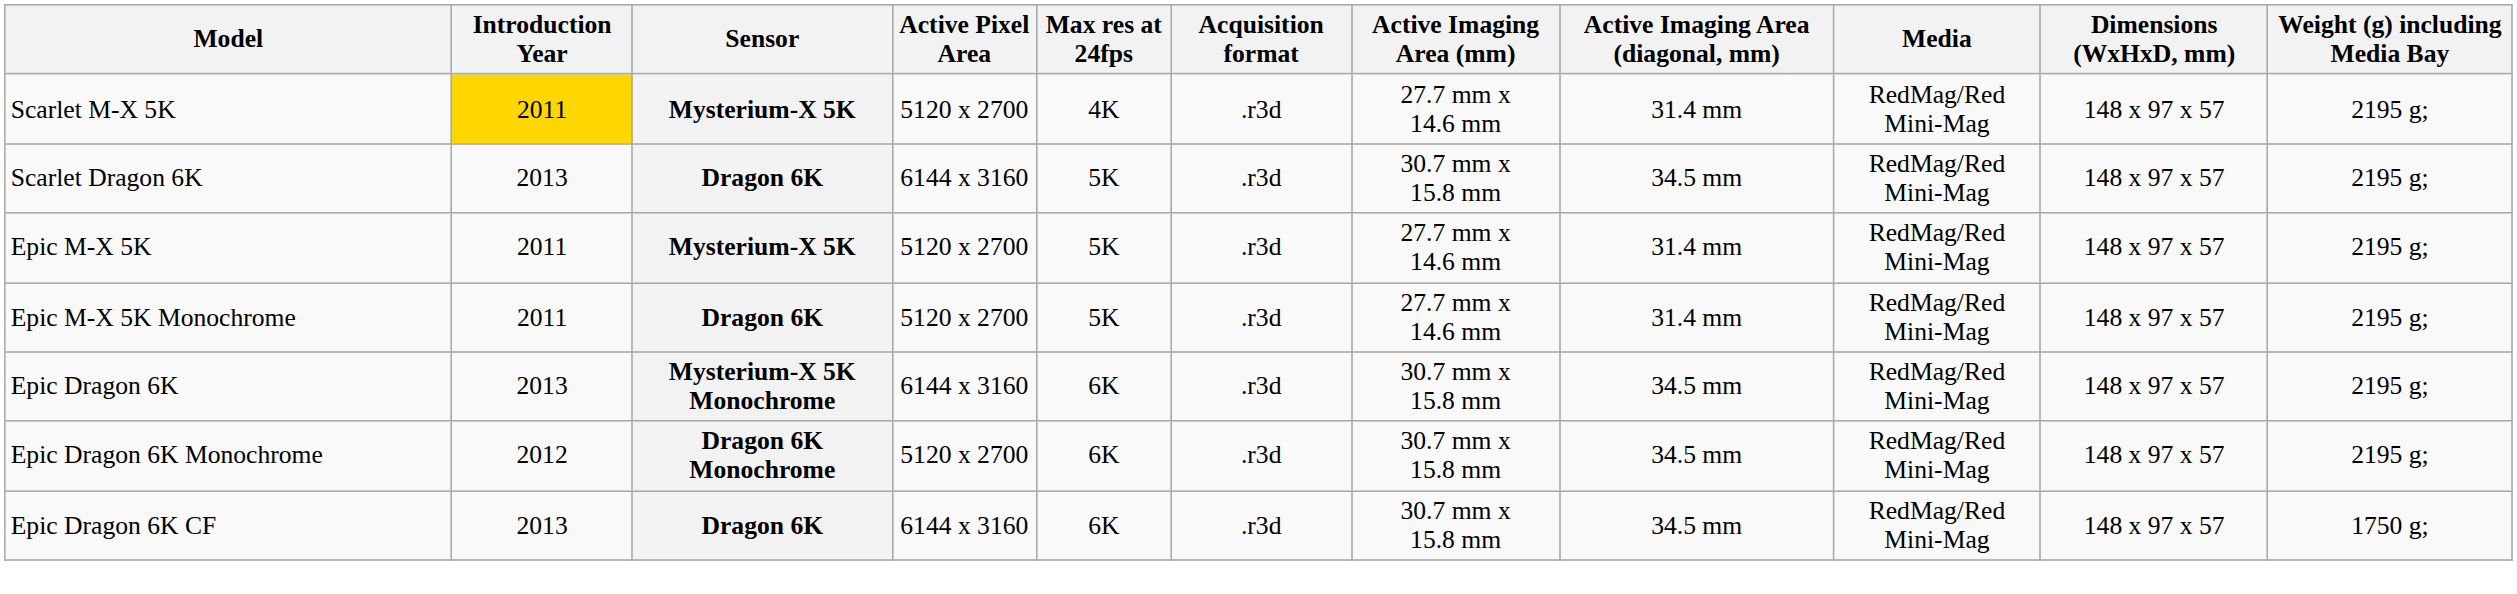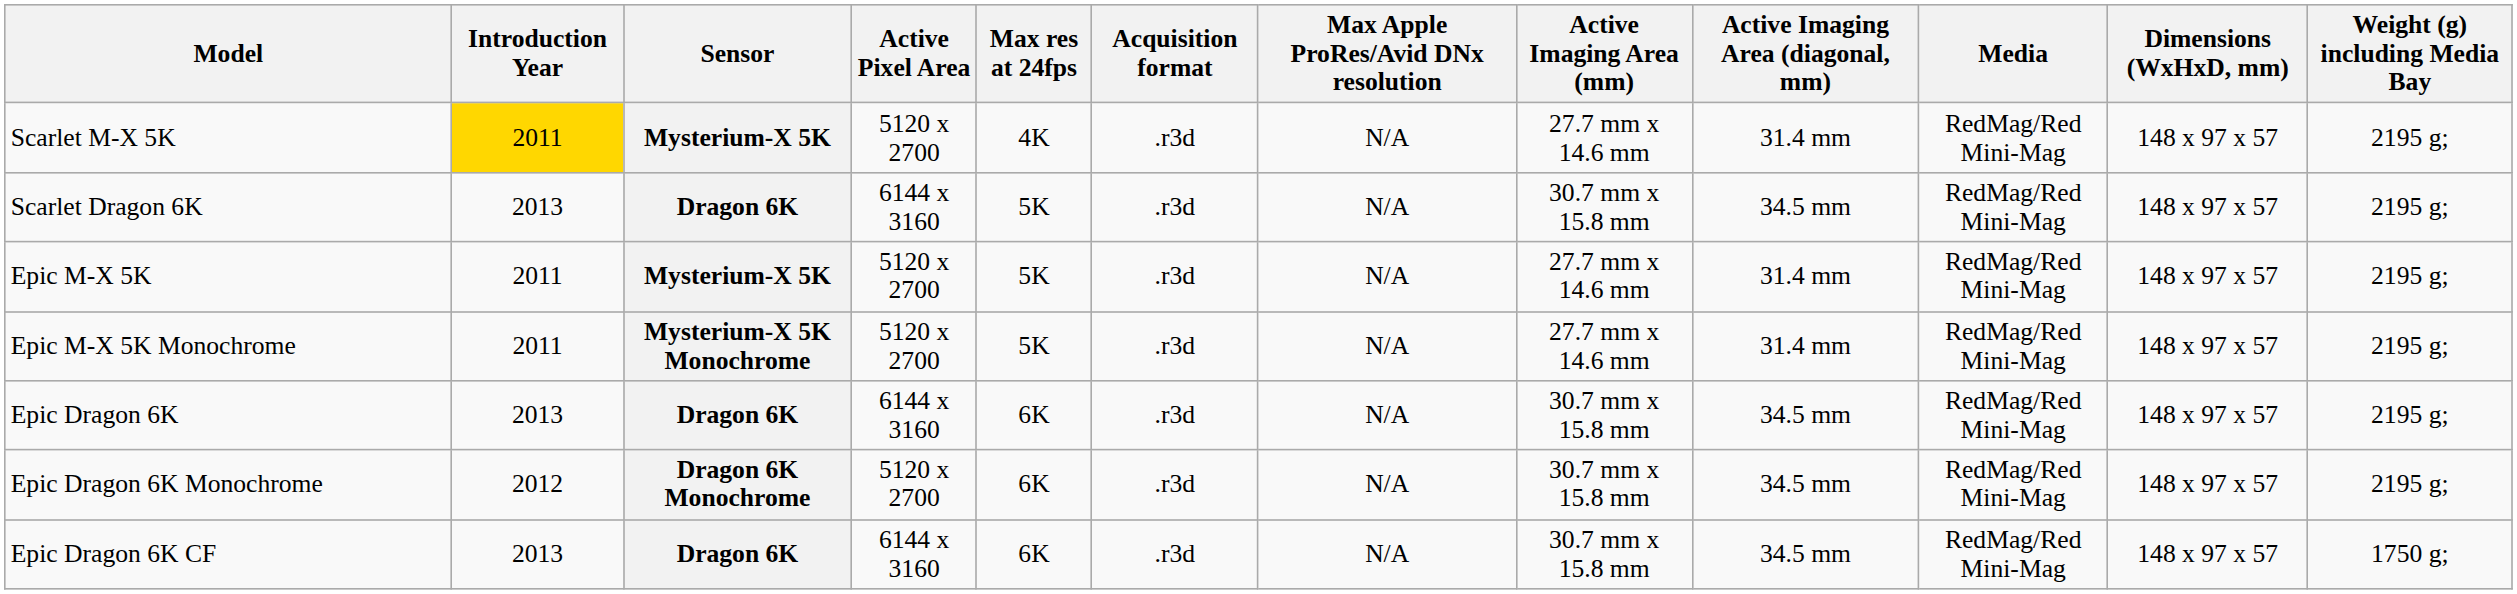+ column: (1387, 53)
(762, 316) Dragon 6K -> (737, 345) Mysterium-X 5K Monochrome
(762, 386) Mysterium-X 5K Monochrome -> (737, 414) Dragon 6K
